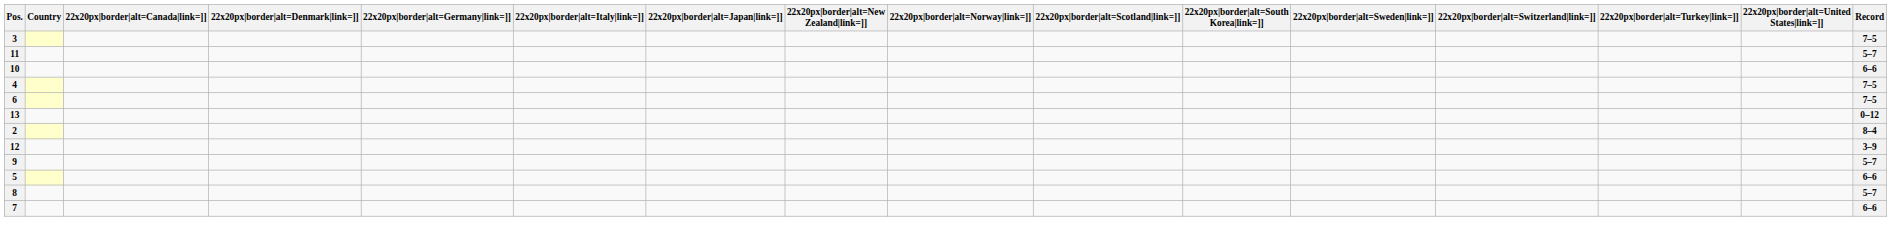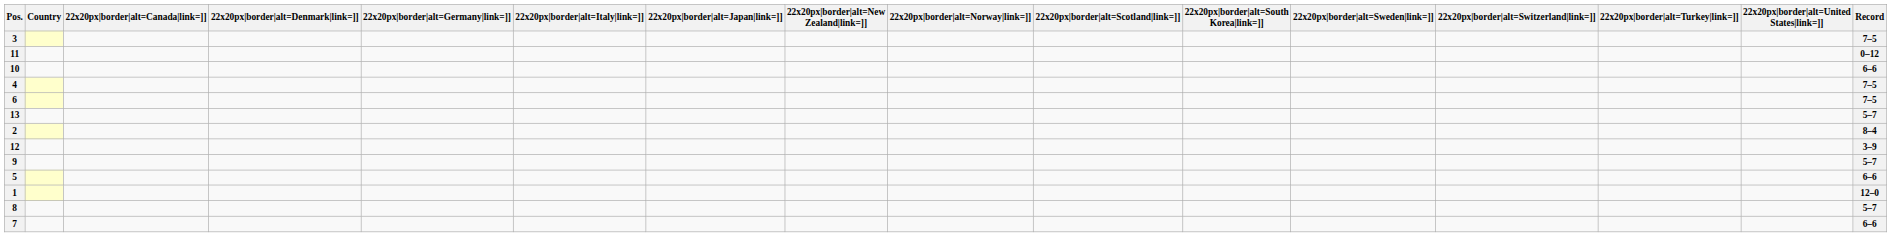(1870, 54) 5–7 -> (1870, 54) 0–12
(1870, 116) 0–12 -> (1870, 116) 5–7
+ row: (15, 193)
